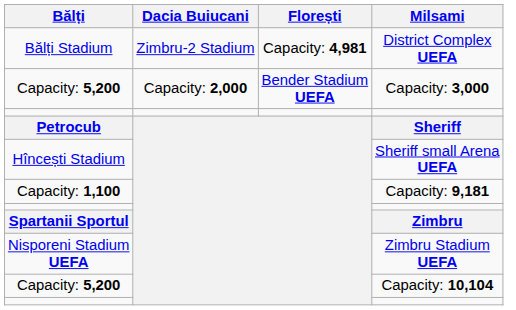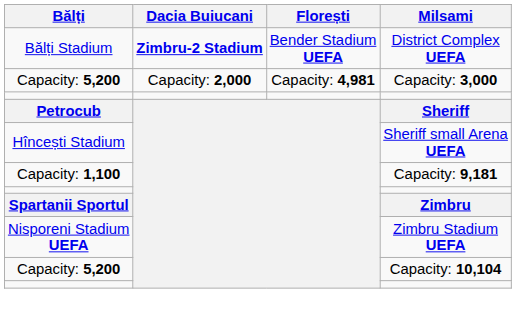(195, 48) normal -> (200, 48) bold
(315, 48) Capacity: 4,981 -> (323, 48) Bender Stadium UEFA
(315, 88) Bender Stadium UEFA -> (323, 80) Capacity: 4,981
